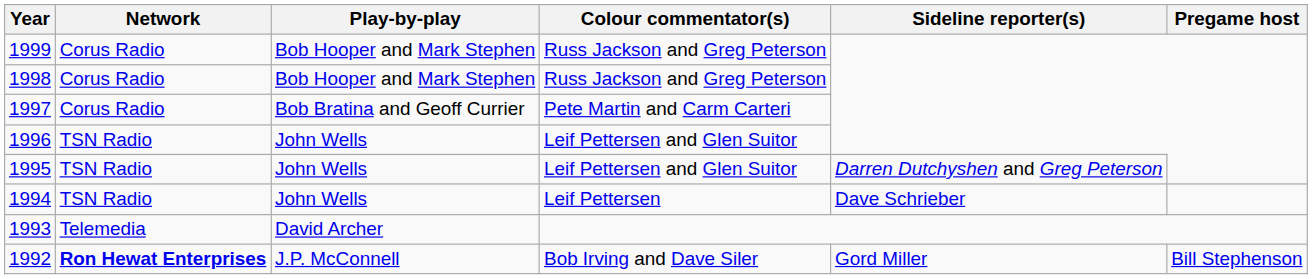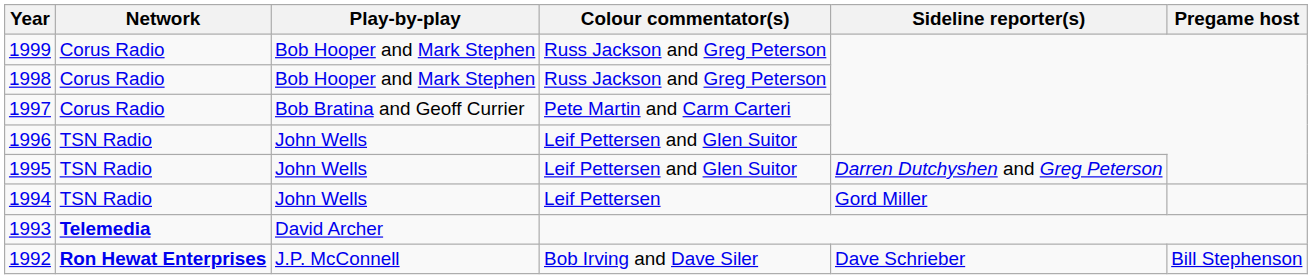(900, 199) Dave Schrieber -> (881, 199) Gord Miller
(103, 229) normal -> (105, 229) bold
(881, 259) Gord Miller -> (900, 259) Dave Schrieber
